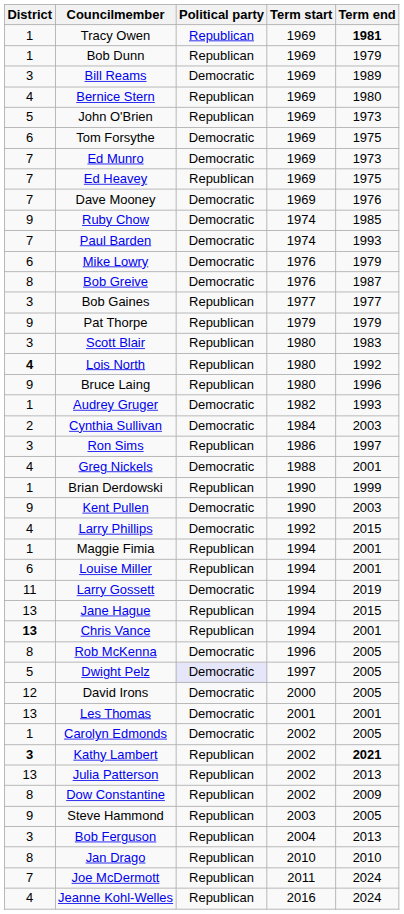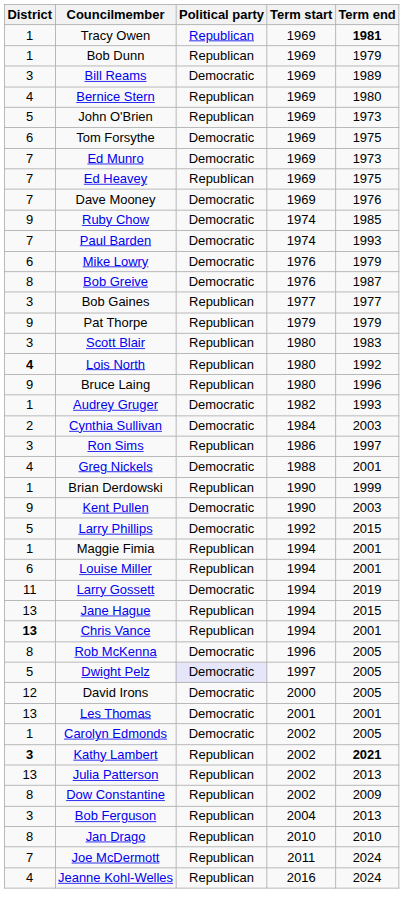(30, 528) 4 -> (30, 528) 5
- row: (116, 816)
